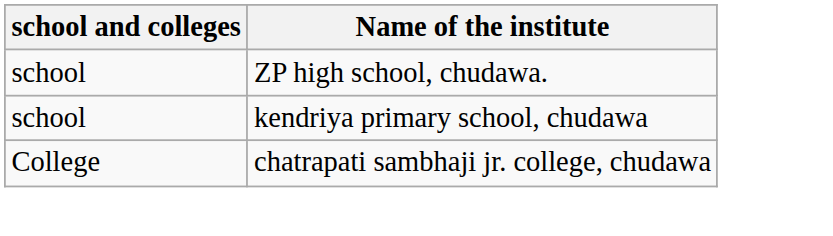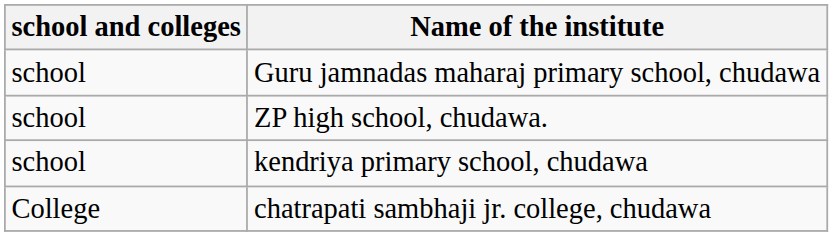+ row: (537, 72)
